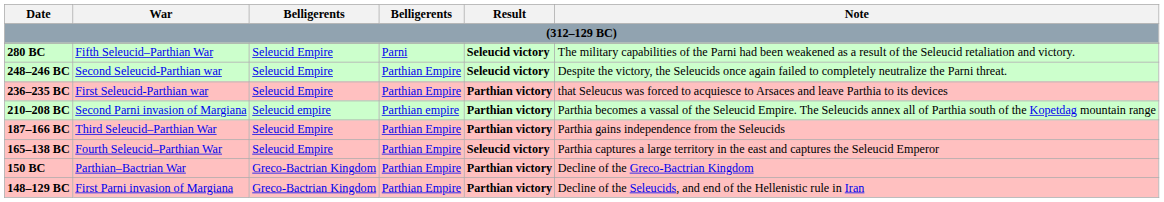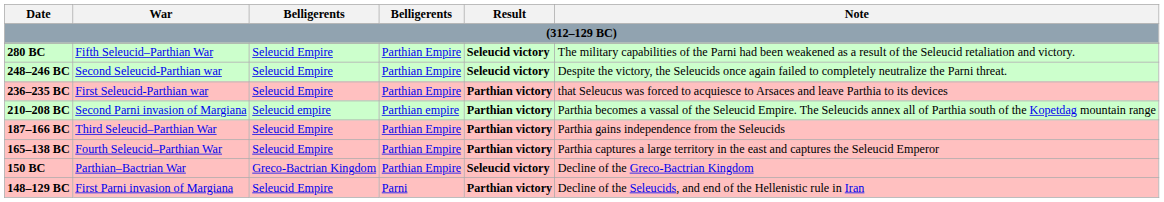(395, 52) Parni -> (421, 52) Parthian Empire
(508, 149) Seleucid victory -> (509, 149) Parthian victory
(509, 168) Parthian victory -> (508, 168) Seleucid victory
(314, 187) Greco-Bactrian Kingdom -> (293, 187) Seleucid Empire
(421, 187) Parthian Empire -> (395, 187) Parni
